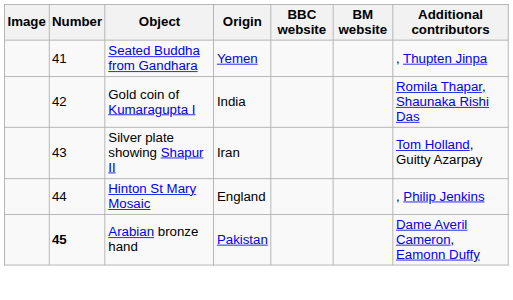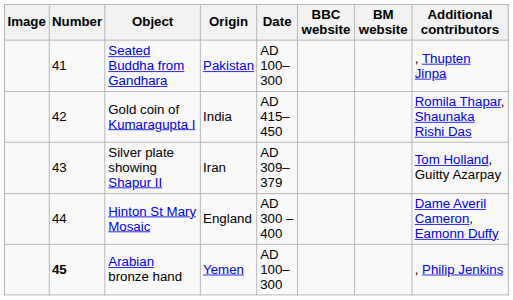+ column: (277, 22)
(237, 58) Yemen -> (229, 65) Pakistan
(440, 196) , Philip Jenkins -> (457, 218) Dame Averil Cameron, Eamonn Duffy
(242, 239) Pakistan -> (224, 269) Yemen
(438, 239) Dame Averil Cameron, Eamonn Duffy -> (459, 269) , Philip Jenkins
